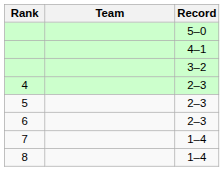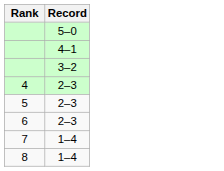- column: (110, 13)
